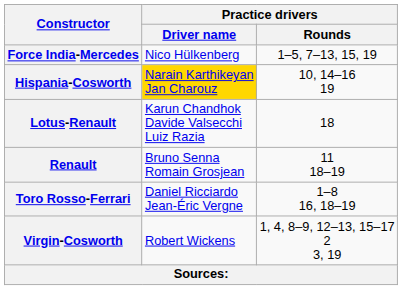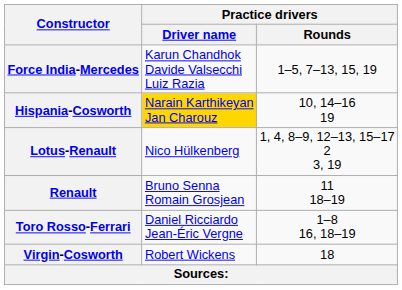(192, 54) Nico Hülkenberg -> (193, 69) Karun Chandhok Davide Valsecchi Luiz Razia
(193, 123) Karun Chandhok Davide Valsecchi Luiz Razia -> (192, 151) Nico Hülkenberg
(327, 123) 18 -> (327, 151) 1, 4, 8–9, 12–13, 15–17 2 3, 19
(327, 240) 1, 4, 8–9, 12–13, 15–17 2 3, 19 -> (327, 254) 18
